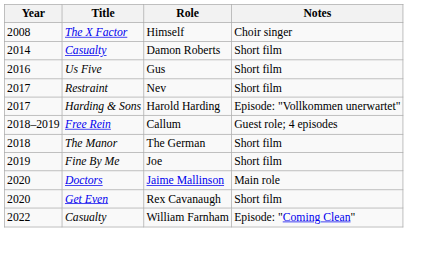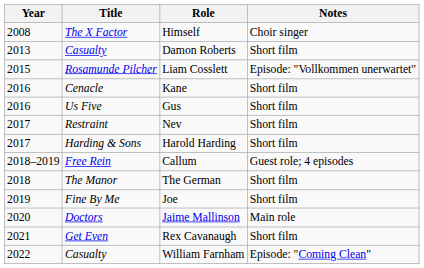(19, 50) 2014 -> (19, 50) 2013
+ row: (195, 69)
+ row: (175, 87)
(317, 106) Episode: "Vollkommen unerwartet" -> (274, 143) Short film
(19, 198) 2020 -> (19, 236) 2021
